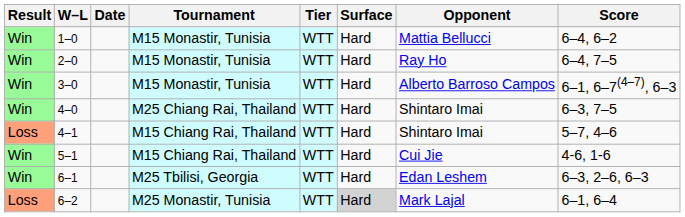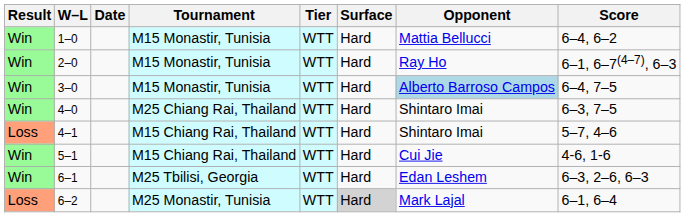(589, 60) 6–4, 7–5 -> (619, 62) 6–1, 6–7(4–7), 6–3
(477, 85) no background -> (477, 87) lightblue background
(619, 85) 6–1, 6–7(4–7), 6–3 -> (589, 87) 6–4, 7–5
